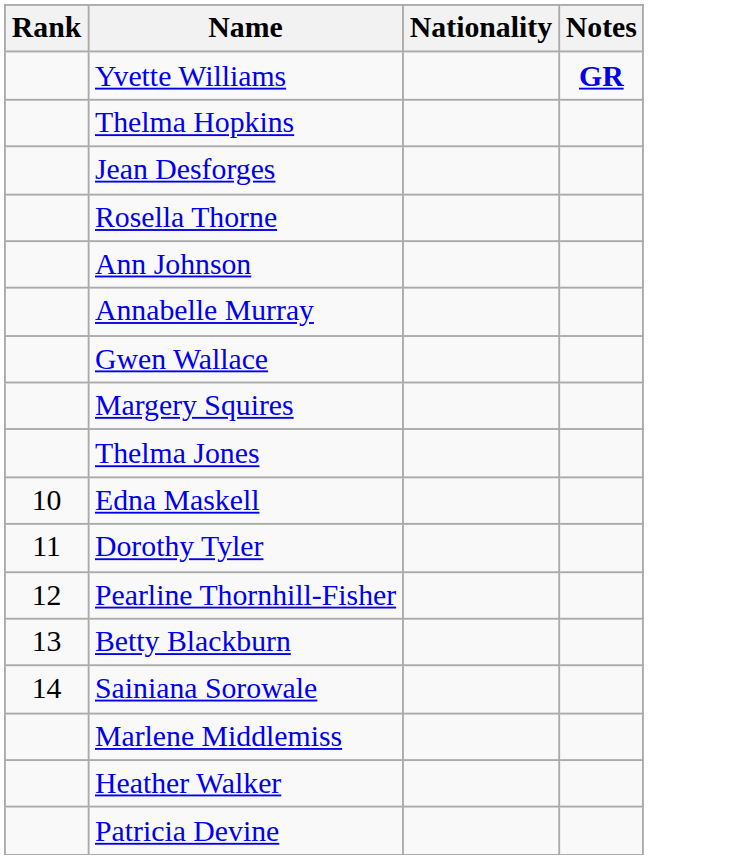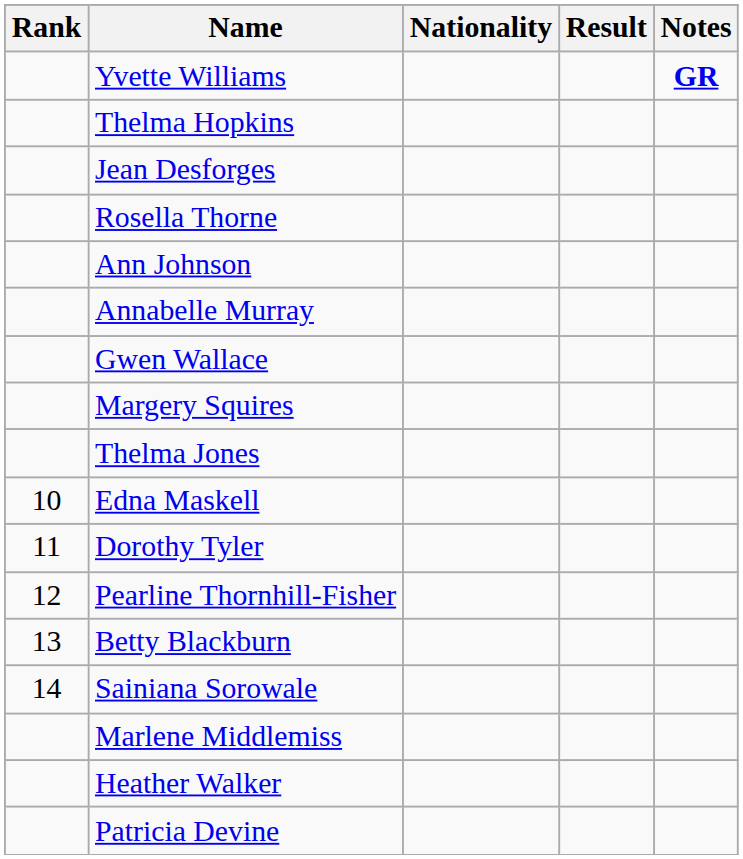+ column: (606, 28)
